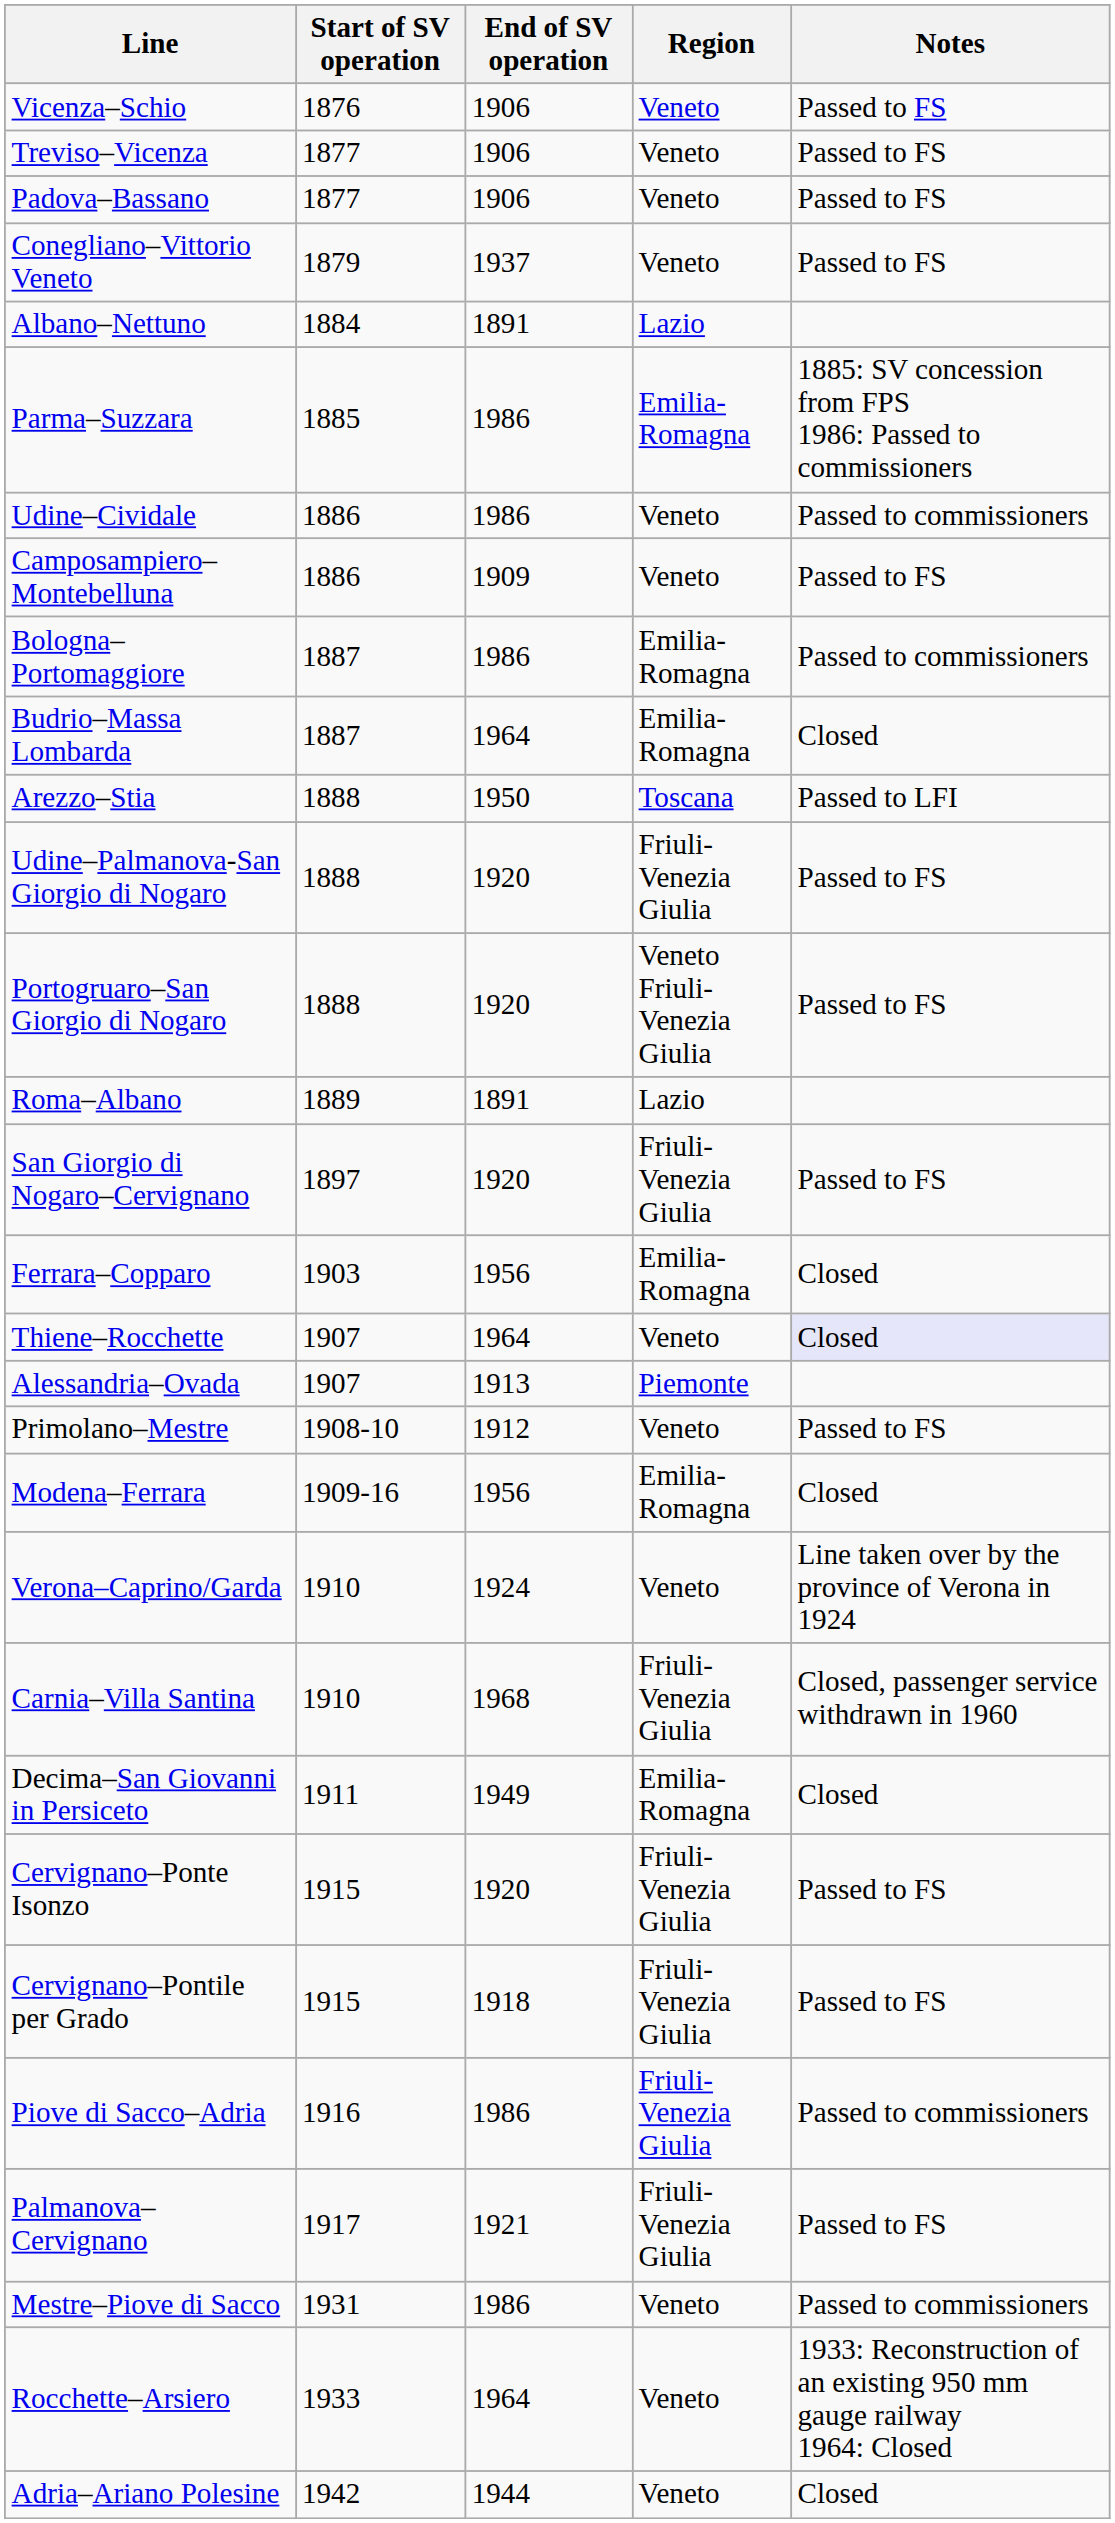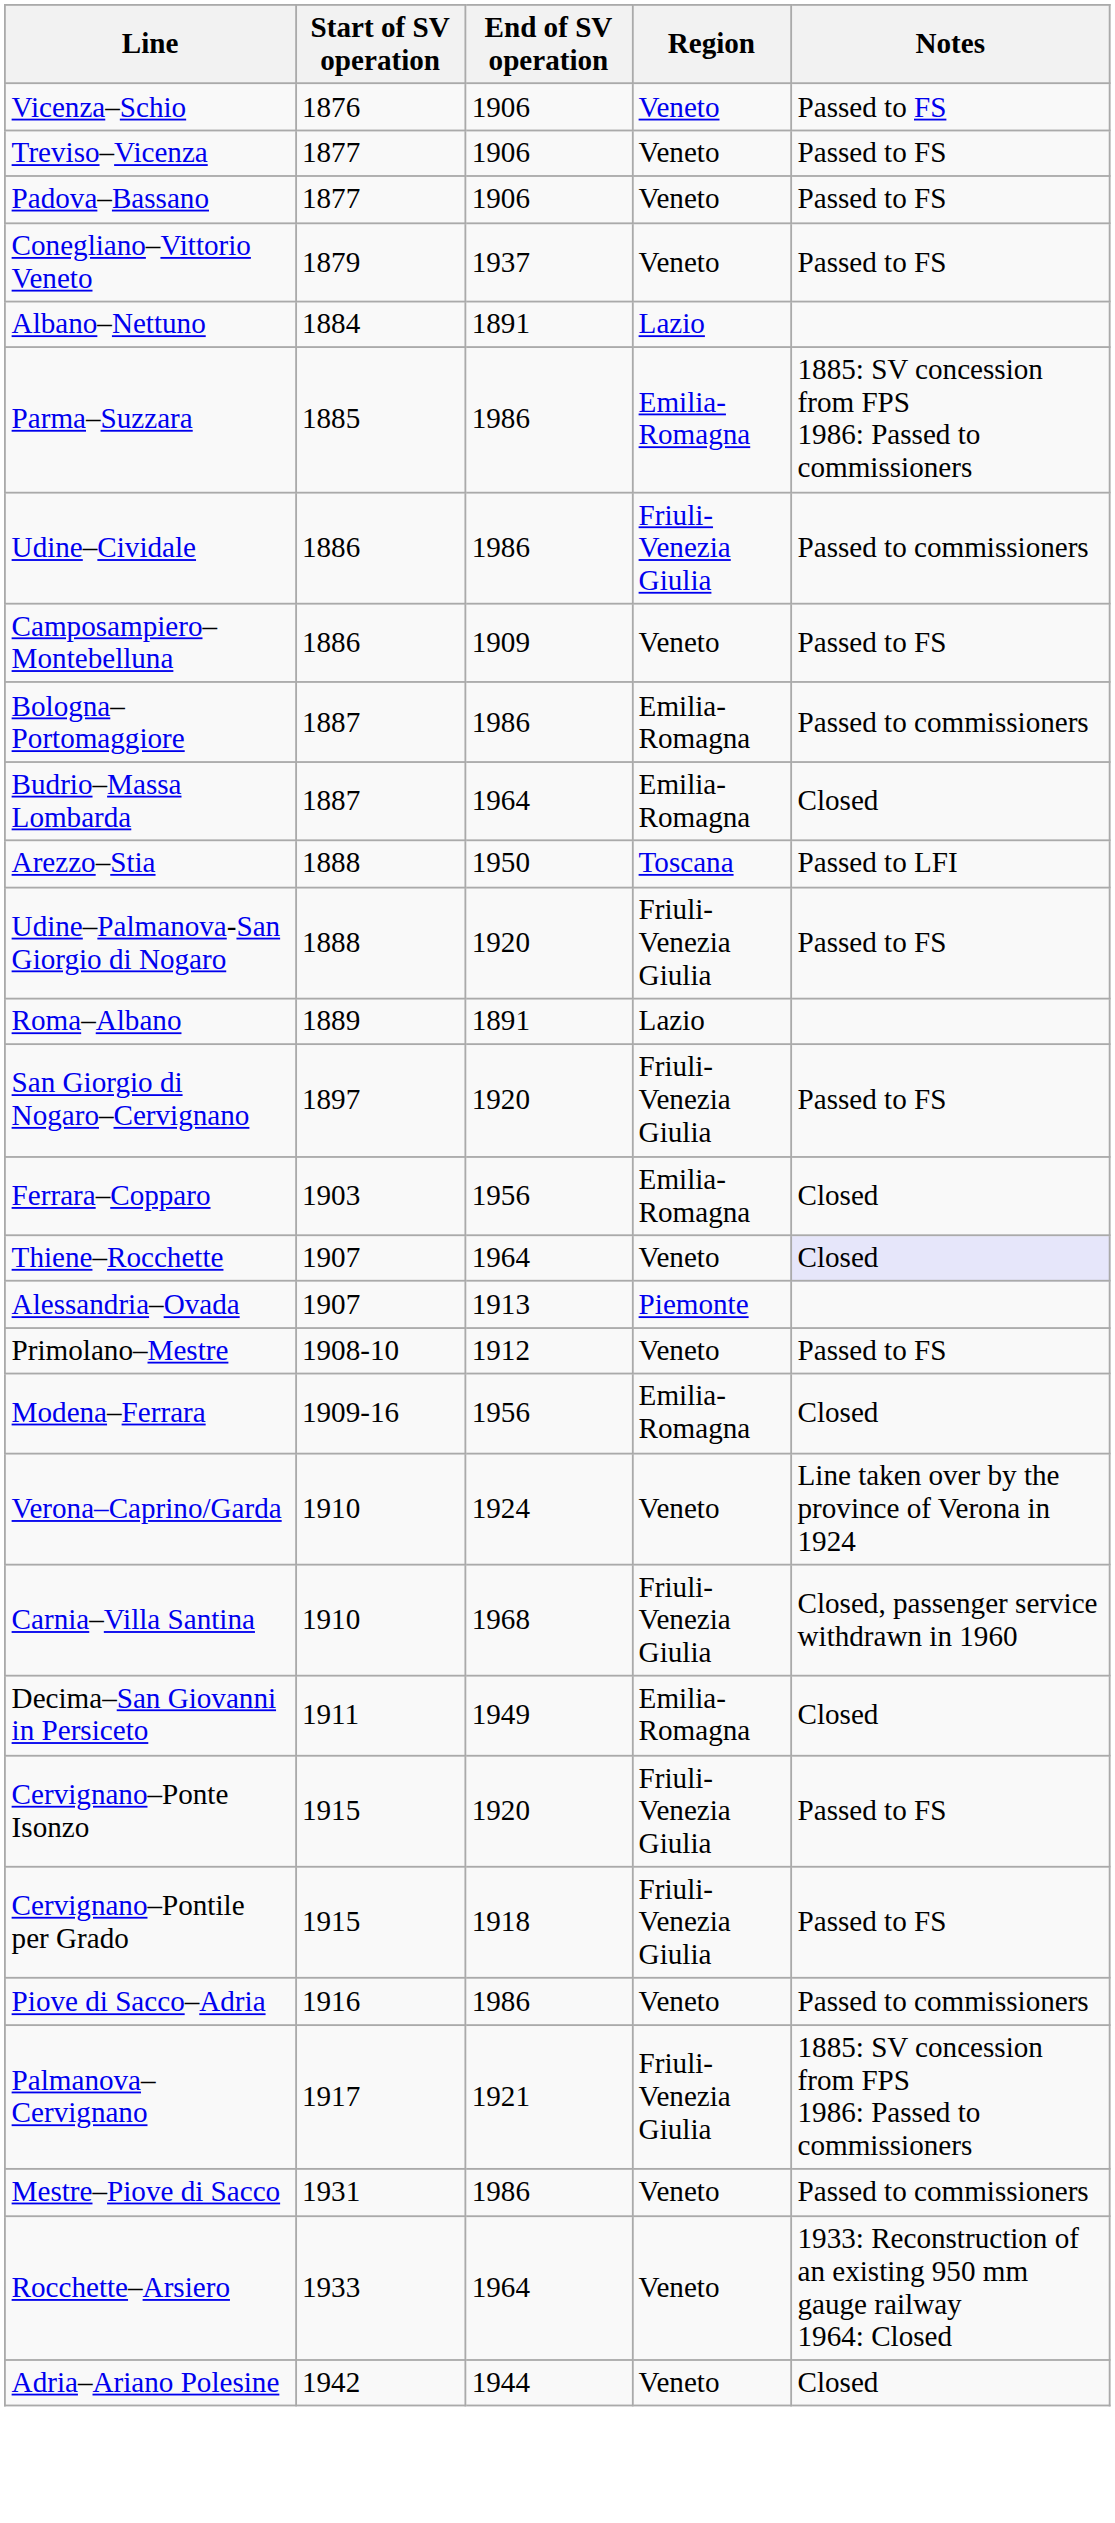(679, 514) Veneto -> (685, 547) Friuli-Venezia Giulia
- row: (119, 1004)
(685, 2112) Friuli-Venezia Giulia -> (679, 2001) Veneto
(872, 2224) Passed to FS -> (920, 2096) 1885: SV concession from FPS 1986: Passed to commissioners
